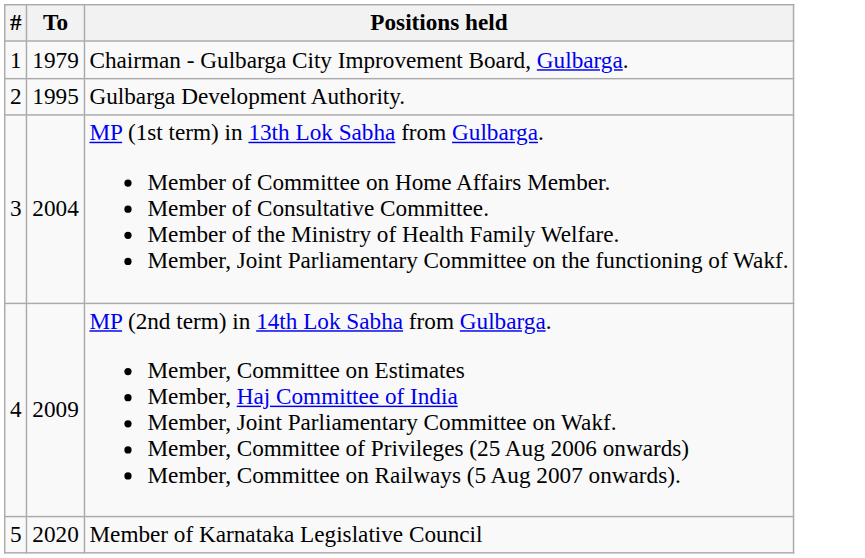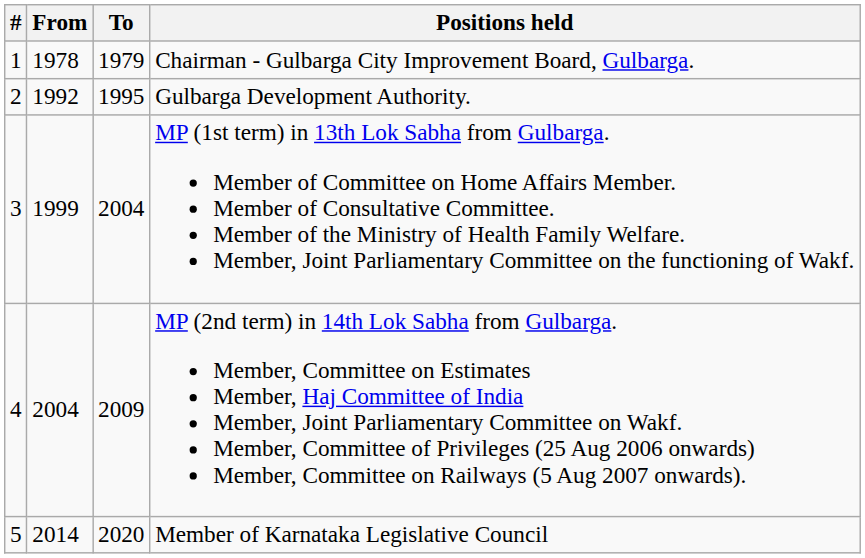+ column: (60, 22)
